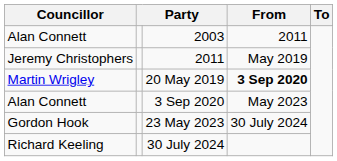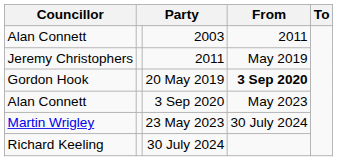(51, 79) Martin Wrigley -> (48, 79) Gordon Hook
(48, 123) Gordon Hook -> (51, 123) Martin Wrigley
